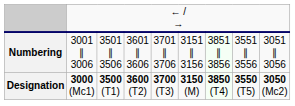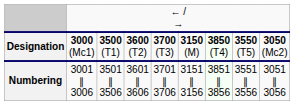rows swapped: (35, 86) <-> (35, 52)
